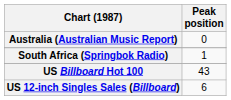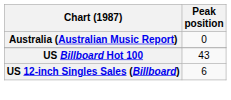- row: (93, 55)
